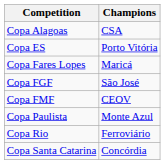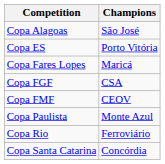(112, 30) CSA -> (120, 30) São José
(120, 82) São José -> (112, 82) CSA
